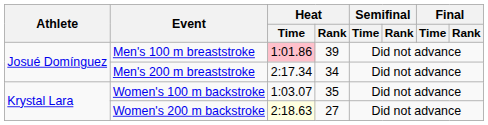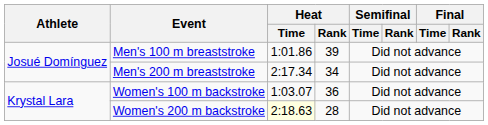(291, 53) pink background -> (291, 53) no background
(332, 92) 35 -> (332, 92) 36
(332, 111) 27 -> (332, 111) 28
